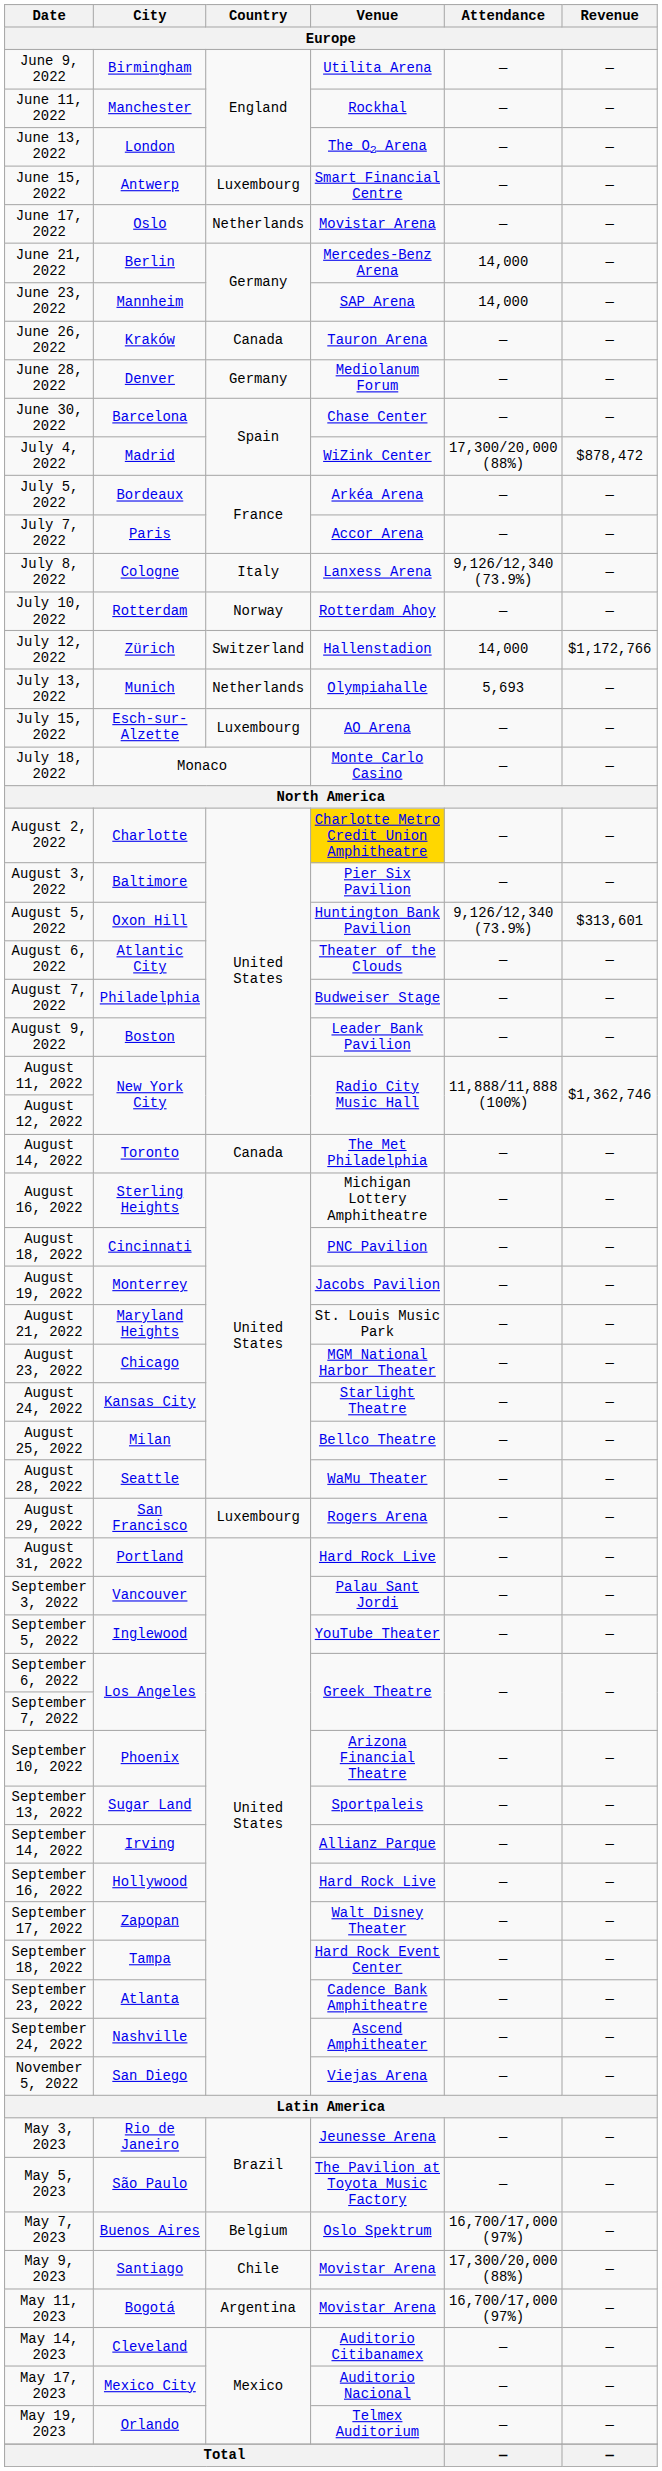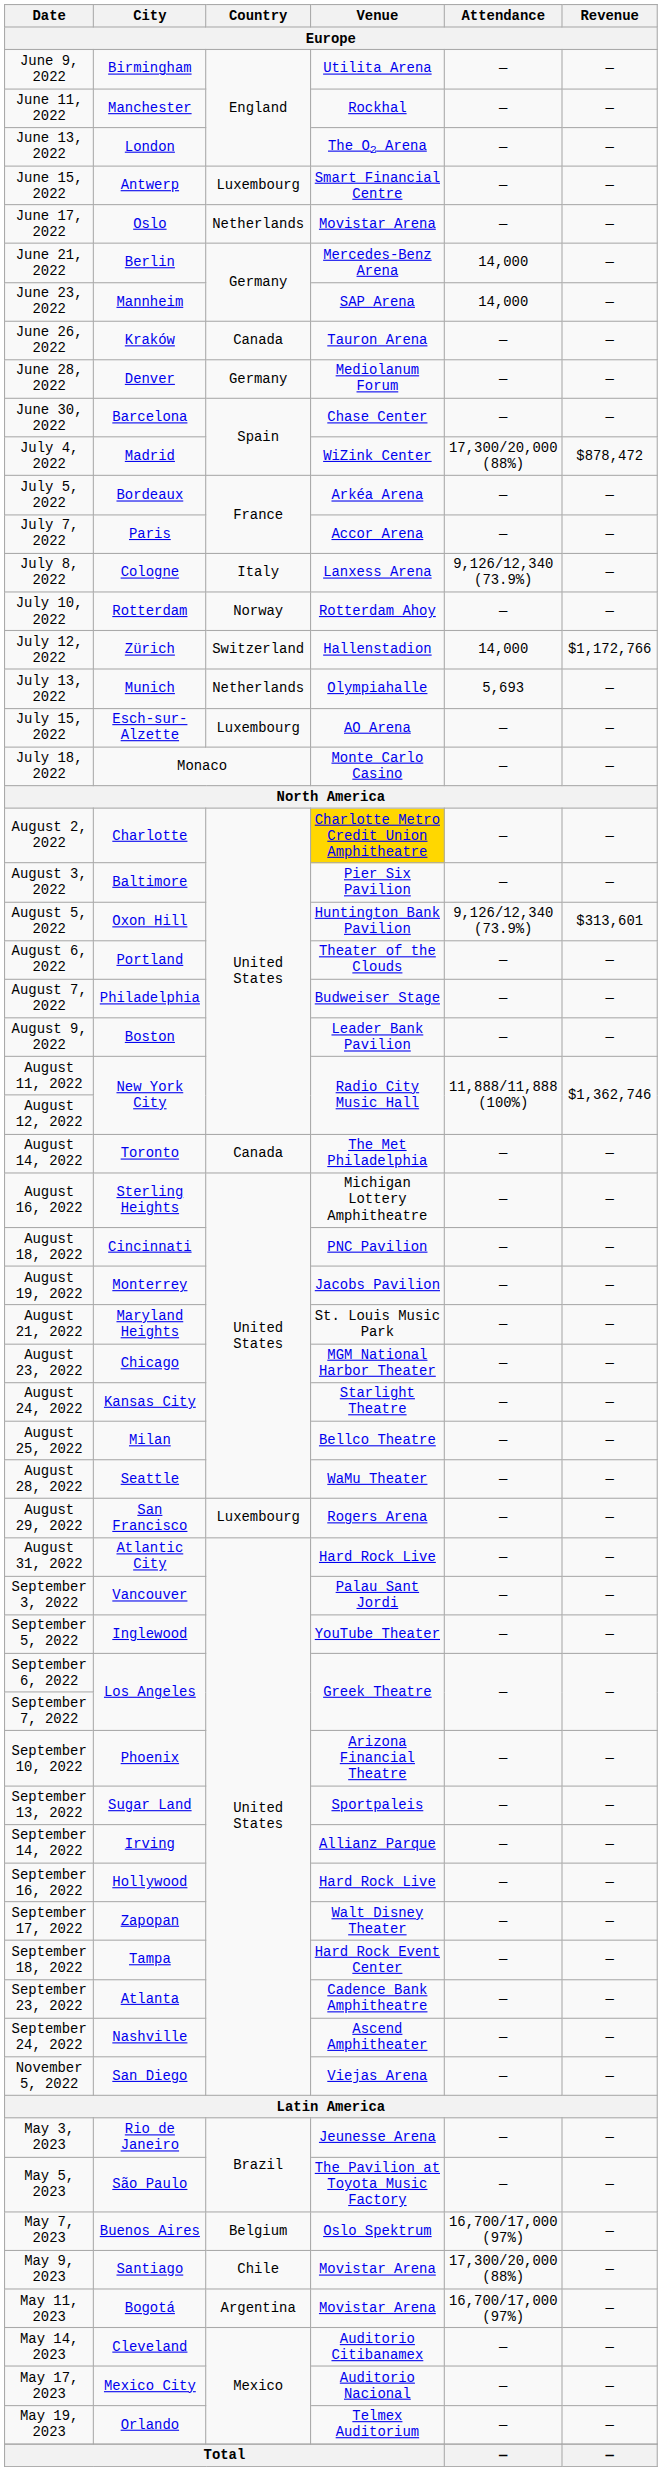(150, 960) Atlantic City -> (150, 960) Portland
(150, 1557) Portland -> (150, 1557) Atlantic City
